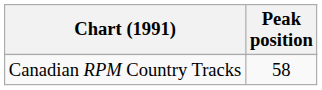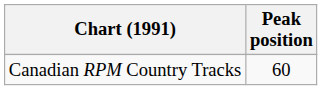(281, 69) 58 -> (281, 69) 60
